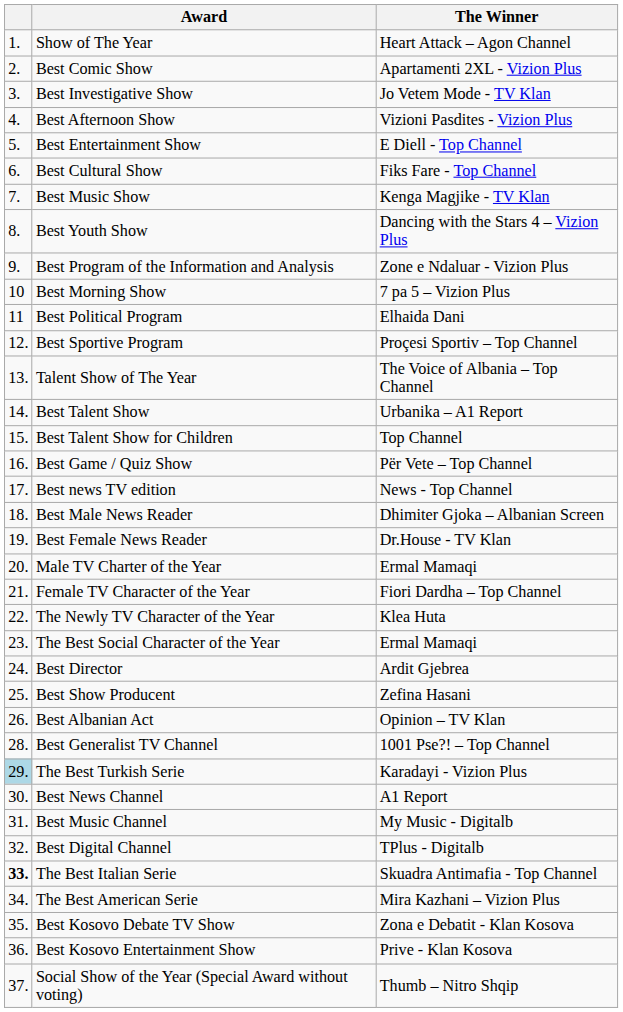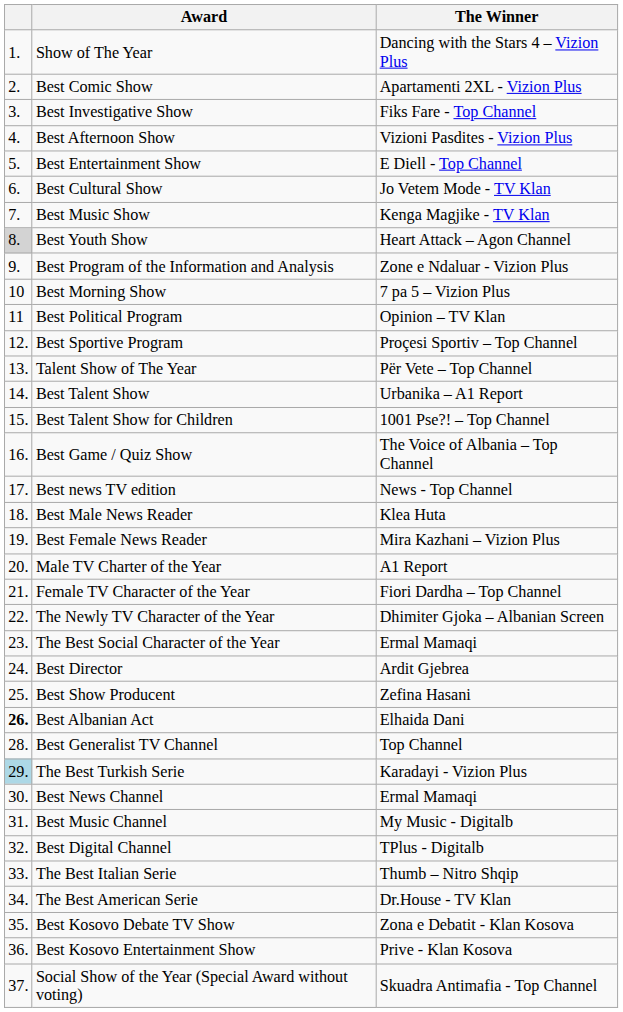(475, 42) Heart Attack – Agon Channel -> (489, 52) Dancing with the Stars 4 – Vizion Plus
(465, 94) Jo Vetem Mode - TV Klan -> (458, 112) Fiks Fare - Top Channel
(458, 171) Fiks Fare - Top Channel -> (465, 189) Jo Vetem Mode - TV Klan
(14, 231) no background -> (14, 240) lightgrey background
(489, 231) Dancing with the Stars 4 – Vizion Plus -> (475, 240) Heart Attack – Agon Channel
(422, 317) Elhaida Dani -> (442, 317) Opinion – TV Klan
(469, 377) The Voice of Albania – Top Channel -> (456, 368) Për Vete – Top Channel
(421, 438) Top Channel -> (465, 419) 1001 Pse?! – Top Channel
(456, 463) Për Vete – Top Channel -> (469, 454) The Voice of Albania – Top Channel
(492, 514) Dhimiter Gjoka – Albanian Screen -> (413, 514) Klea Huta
(445, 540) Dr.House - TV Klan -> (470, 540) Mira Kazhani – Vizion Plus
(428, 566) Ermal Mamaqi -> (414, 566) A1 Report
(413, 617) Klea Huta -> (492, 617) Dhimiter Gjoka – Albanian Screen
(18, 720) normal -> (18, 720) bold
(442, 720) Opinion – TV Klan -> (422, 720) Elhaida Dani
(465, 745) 1001 Pse?! – Top Channel -> (421, 745) Top Channel
(414, 796) A1 Report -> (428, 796) Ermal Mamaqi
(18, 873) bold -> (18, 873) normal
(488, 873) Skuadra Antimafia - Top Channel -> (449, 873) Thumb – Nitro Shqip
(470, 899) Mira Kazhani – Vizion Plus -> (445, 899) Dr.House - TV Klan
(449, 985) Thumb – Nitro Shqip -> (488, 985) Skuadra Antimafia - Top Channel
